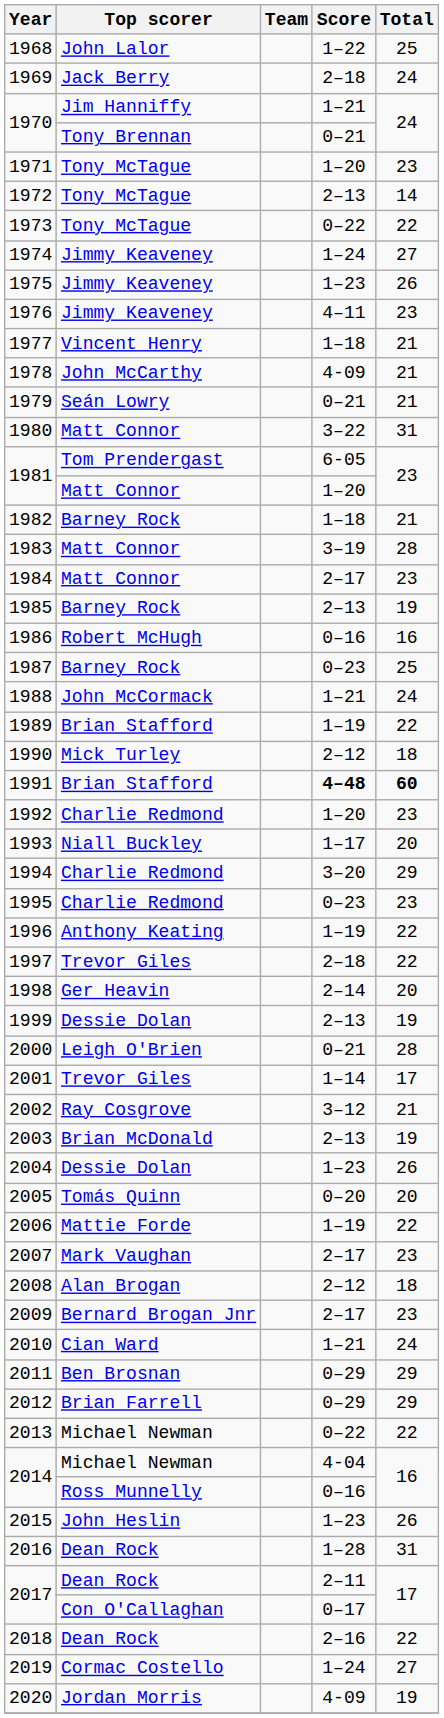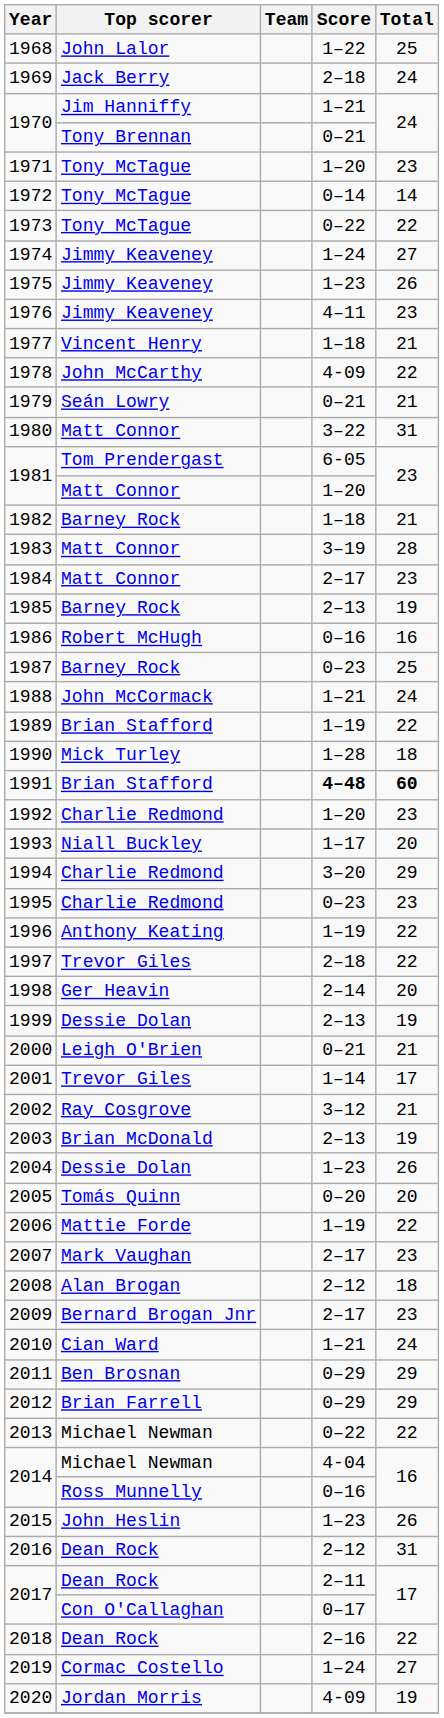(344, 196) 2–13 -> (344, 196) 0–14
(407, 373) 21 -> (407, 373) 22
(344, 756) 2–12 -> (344, 756) 1–28
(407, 1050) 28 -> (407, 1050) 21
(344, 1551) 1–28 -> (344, 1551) 2–12
